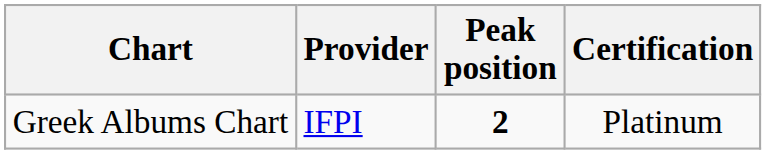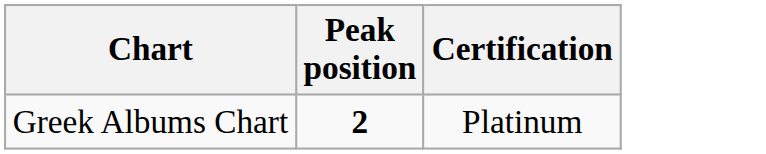- column: (366, 49)
